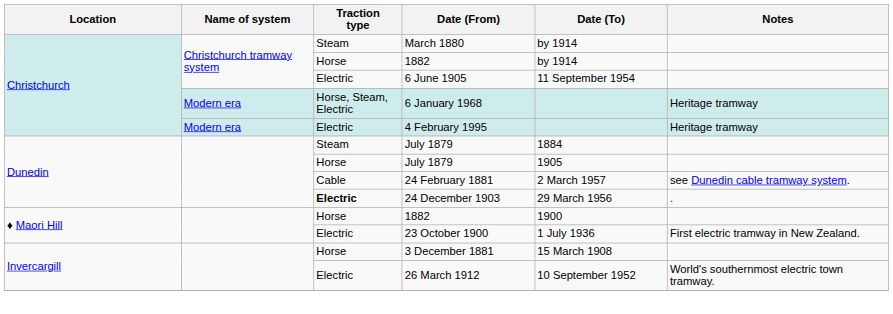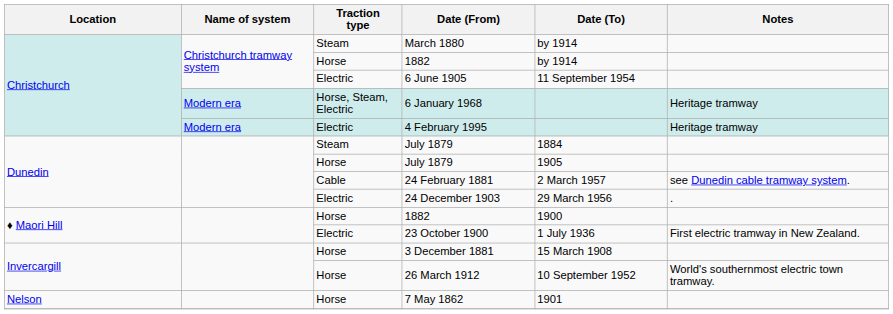(337, 198) bold -> (335, 198) normal
(335, 275) Electric -> (331, 275) Horse
+ row: (24, 299)
